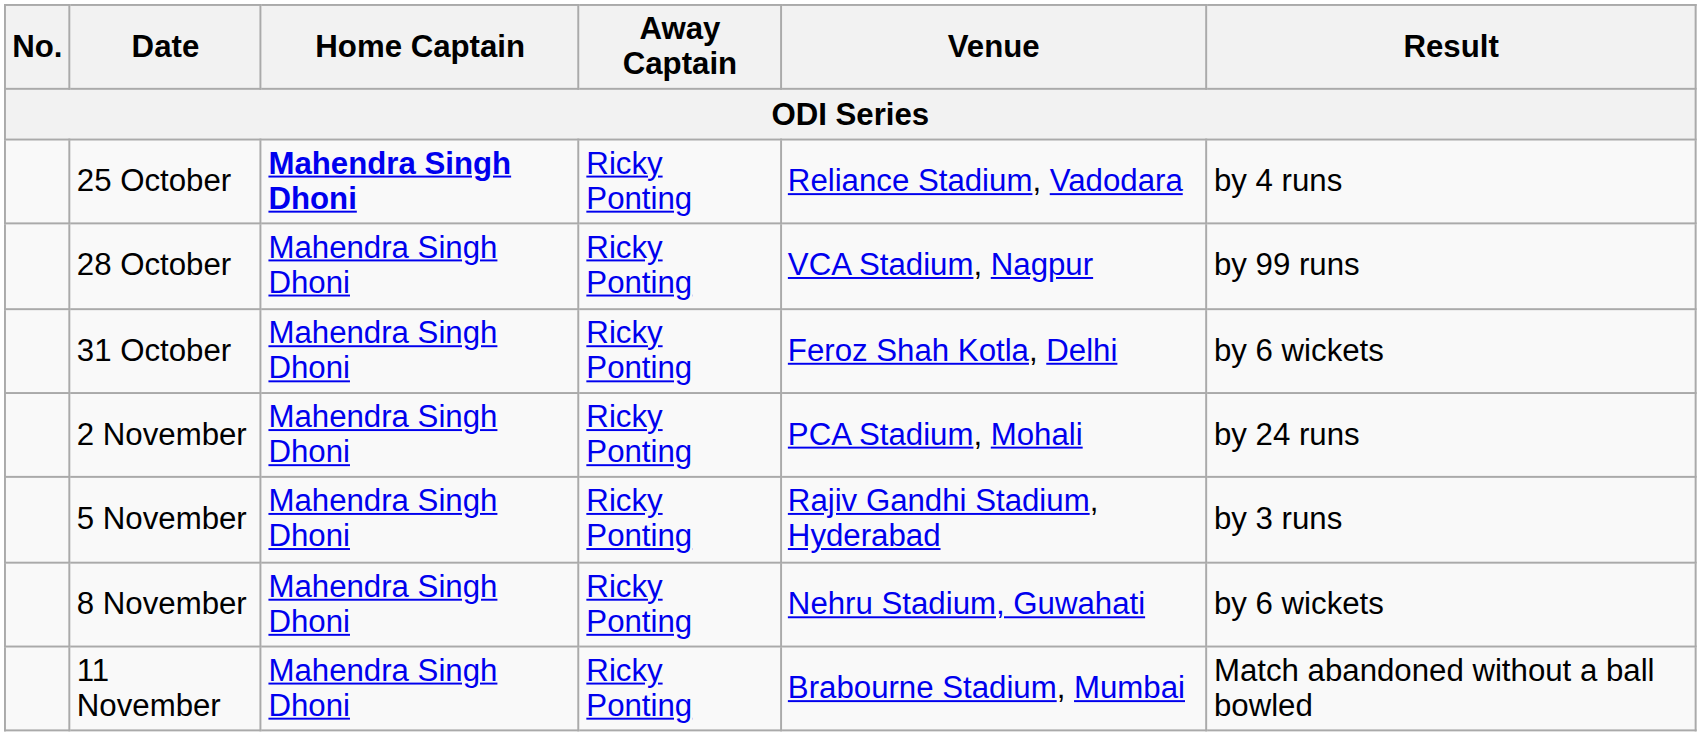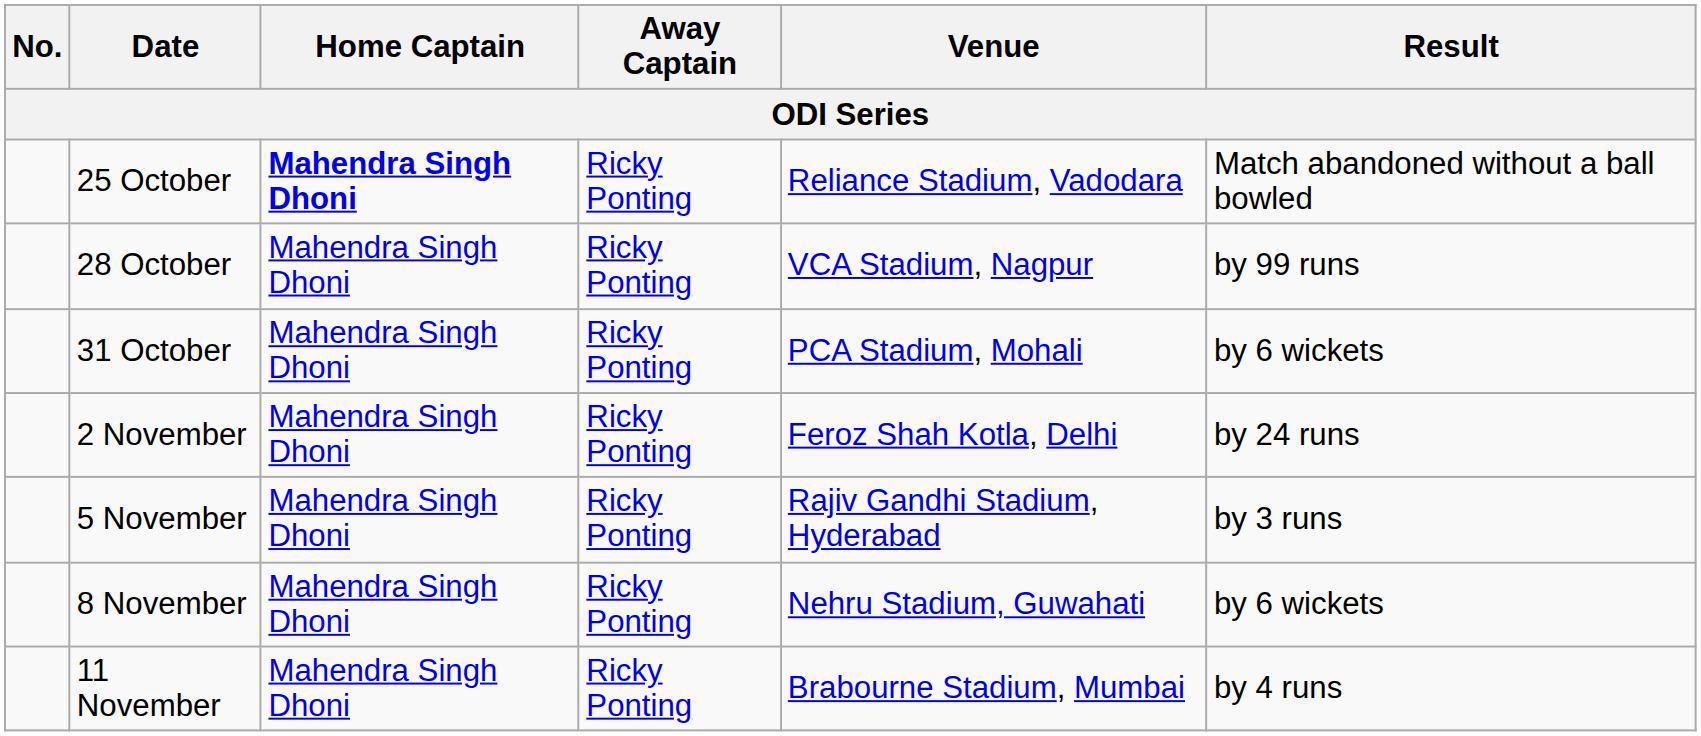(1278, 180) by 4 runs -> (1434, 180) Match abandoned without a ball bowled
(953, 350) Feroz Shah Kotla, Delhi -> (935, 350) PCA Stadium, Mohali
(935, 434) PCA Stadium, Mohali -> (953, 434) Feroz Shah Kotla, Delhi
(1434, 688) Match abandoned without a ball bowled -> (1278, 688) by 4 runs
